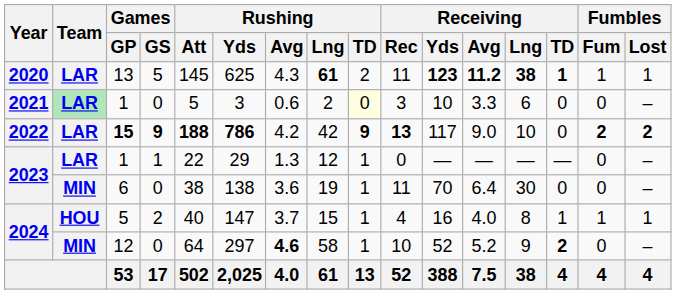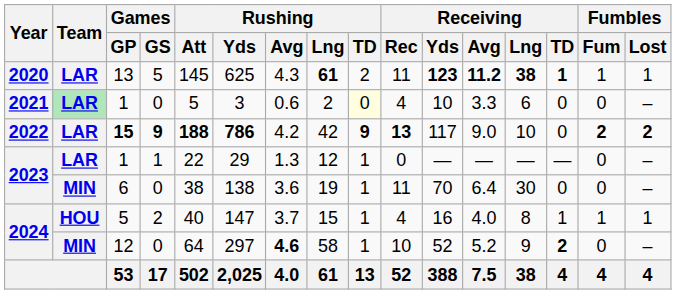(401, 103) 3 -> (401, 103) 4
